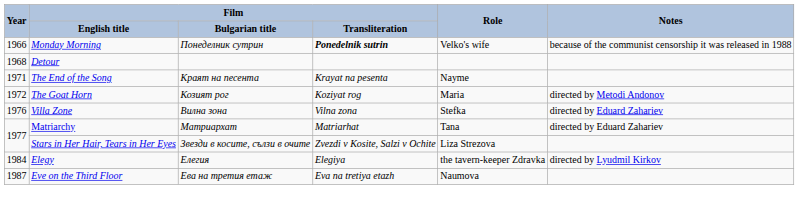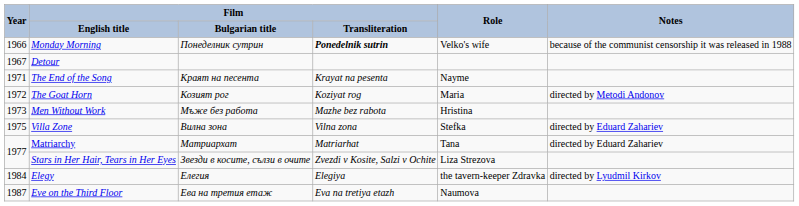(17, 62) 1968 -> (17, 62) 1967
+ row: (68, 111)
(17, 111) 1976 -> (17, 127) 1975
